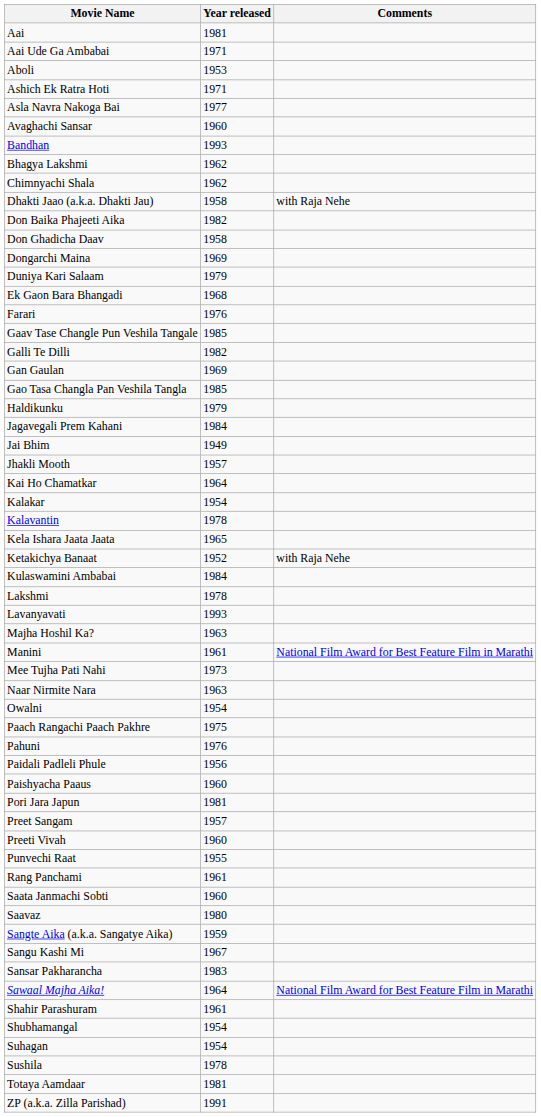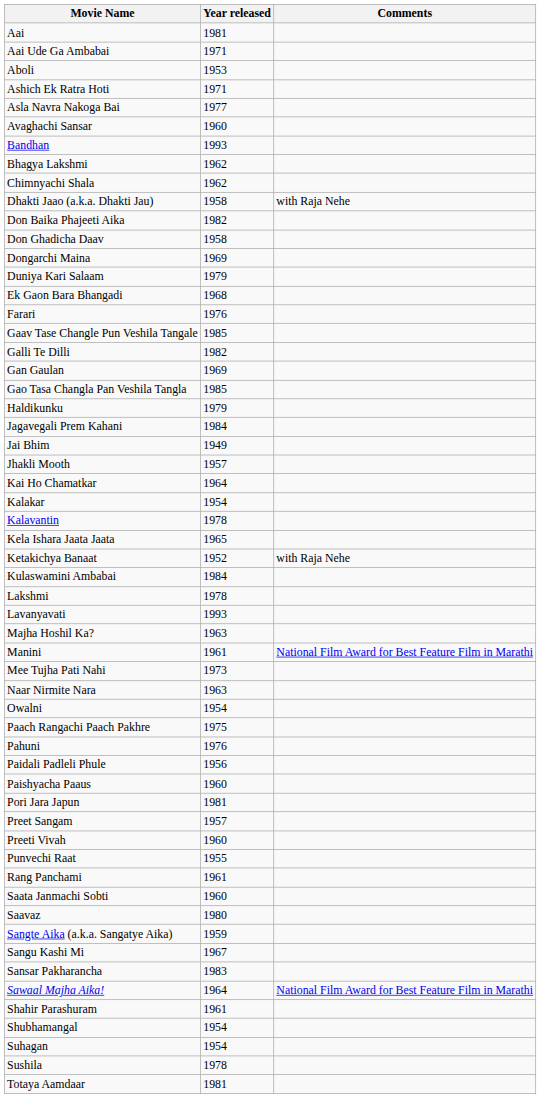- row: (66, 1102)
